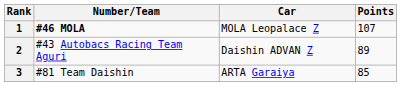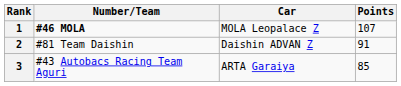(109, 51) #43 Autobacs Racing Team Aguri -> (85, 46) #81 Team Daishin
(364, 51) 89 -> (364, 46) 91
(85, 73) #81 Team Daishin -> (109, 68) #43 Autobacs Racing Team Aguri
